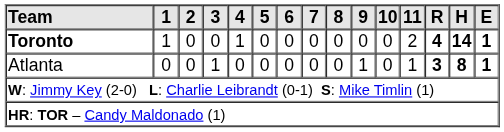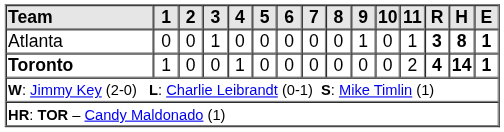rows swapped: (41, 41) <-> (35, 65)
